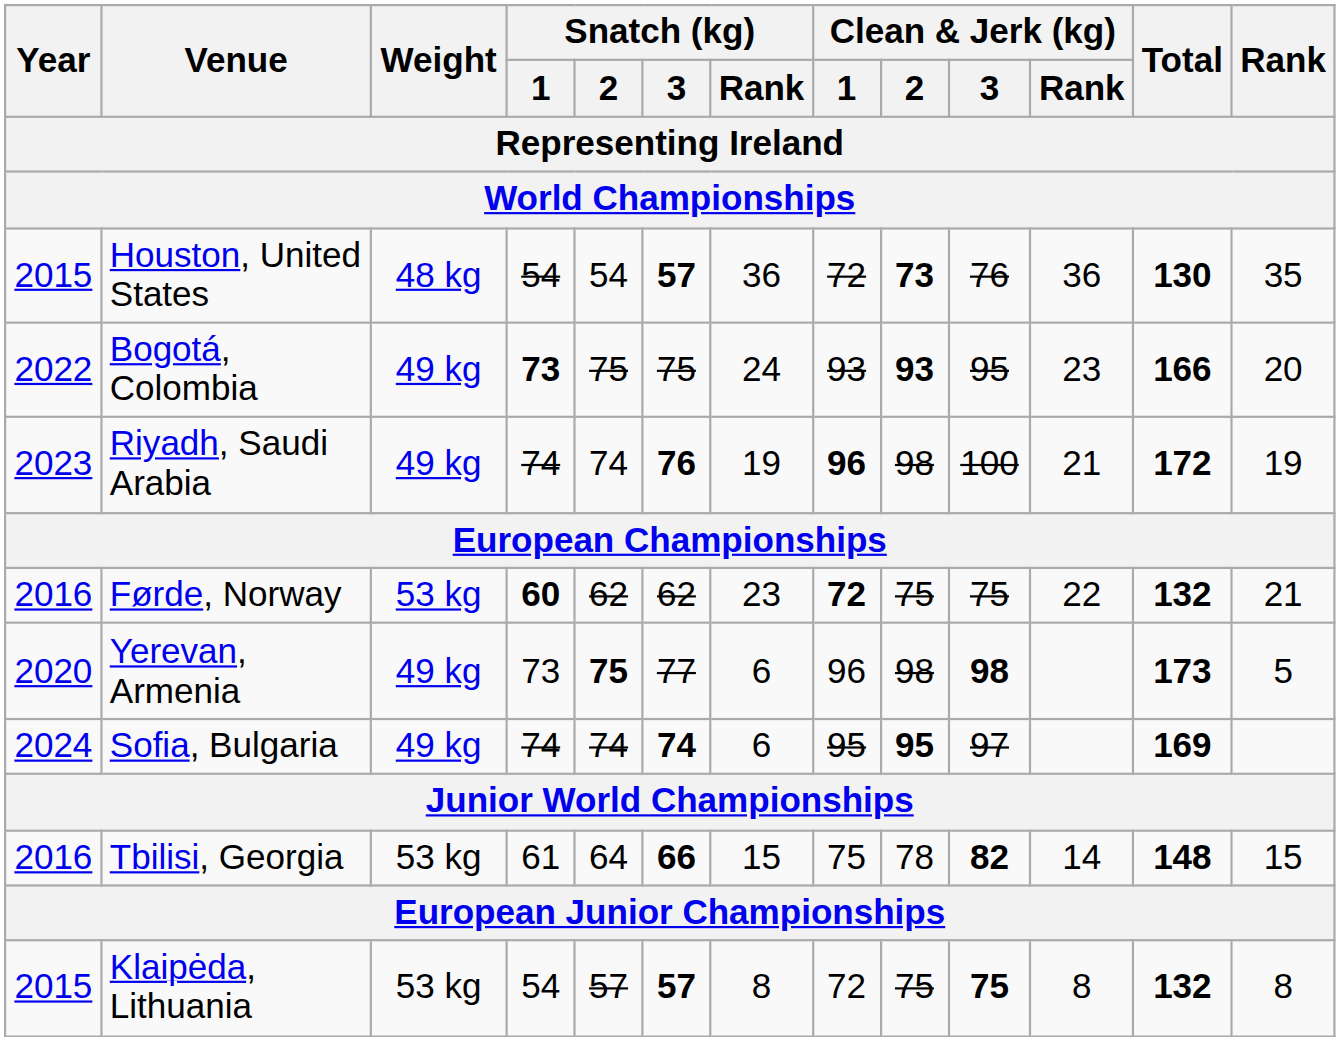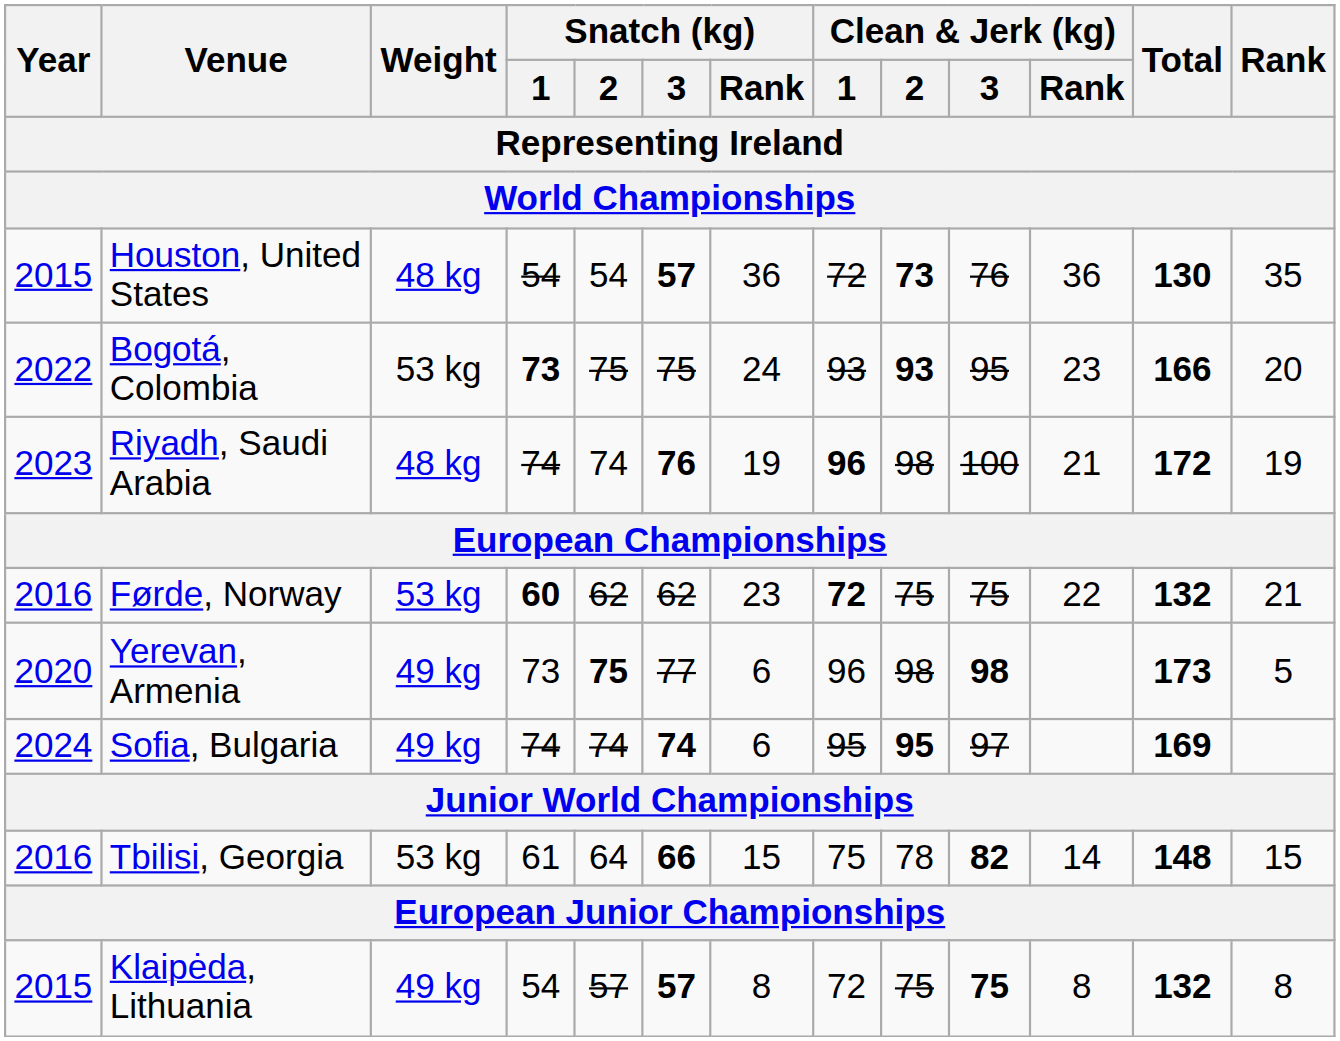(439, 369) 49 kg -> (439, 369) 53 kg
(439, 464) 49 kg -> (439, 464) 48 kg
(439, 987) 53 kg -> (439, 987) 49 kg
